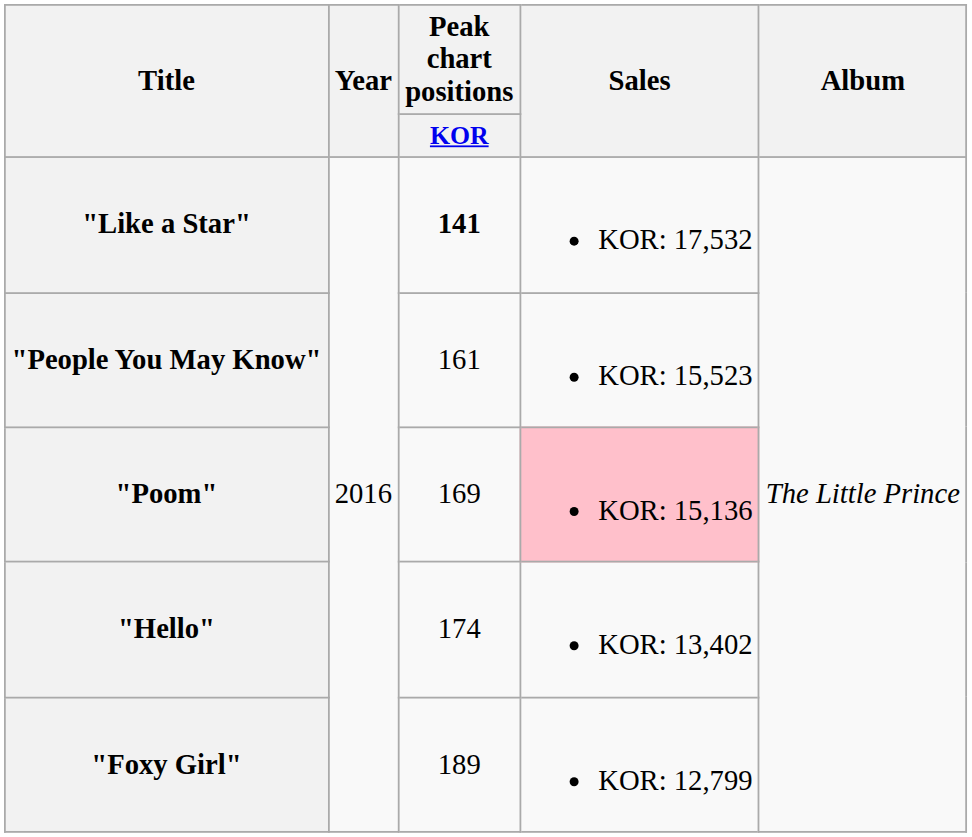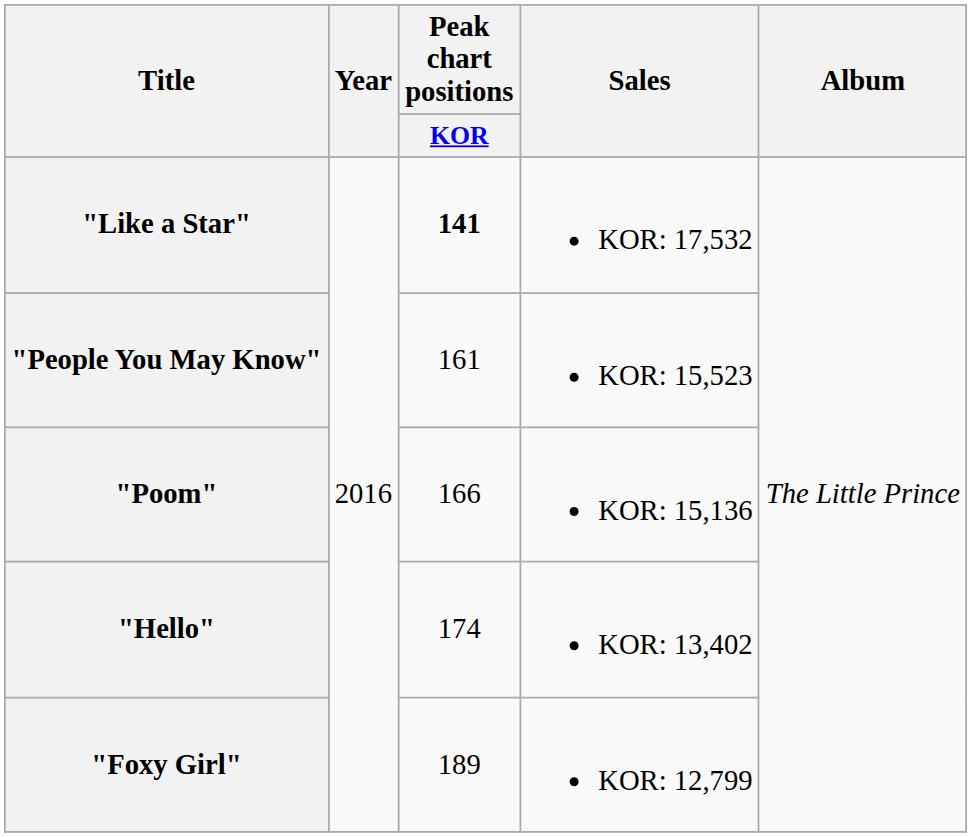(459, 494) 169 -> (459, 494) 166
(640, 511) pink background -> (640, 511) no background
